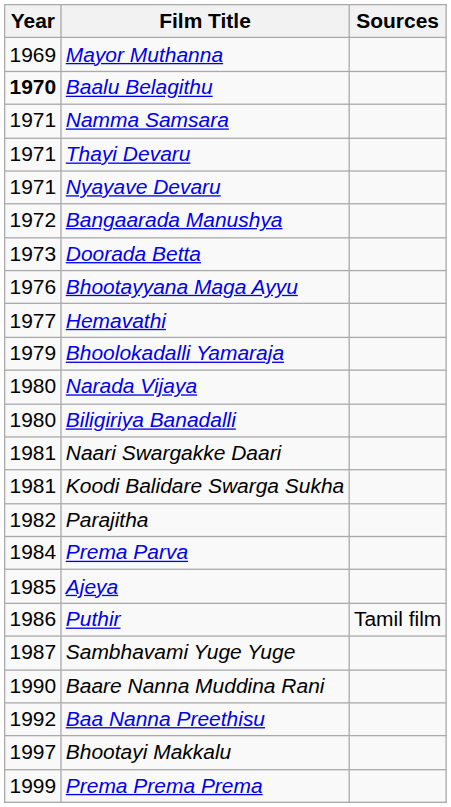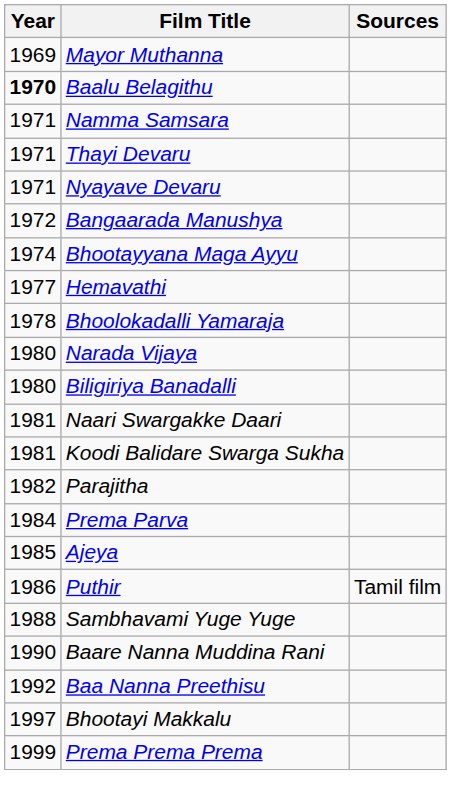- row: (133, 253)
(33, 287) 1976 -> (33, 253) 1974
(33, 353) 1979 -> (33, 320) 1978
(33, 652) 1987 -> (33, 619) 1988
